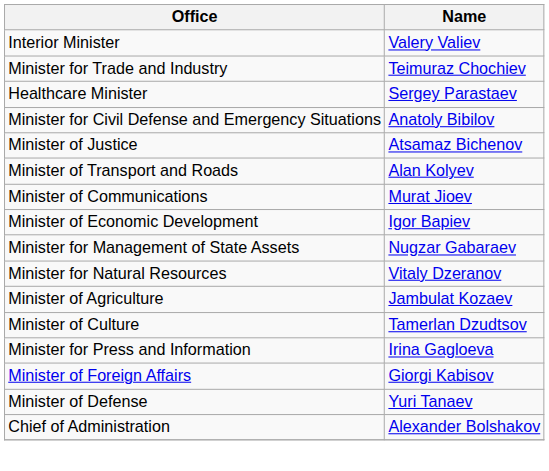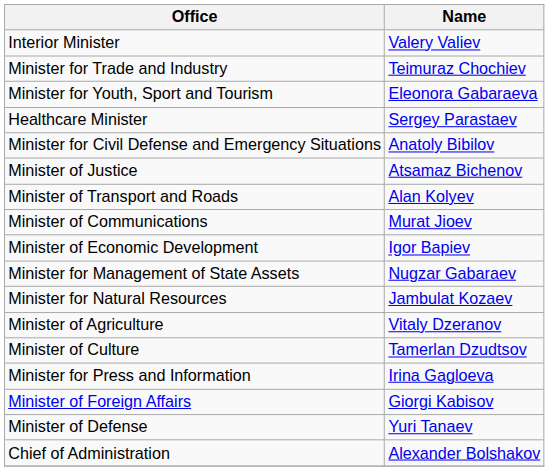+ row: (141, 94)
(445, 273) Vitaly Dzeranov -> (450, 299) Jambulat Kozaev
(450, 299) Jambulat Kozaev -> (445, 324) Vitaly Dzeranov
